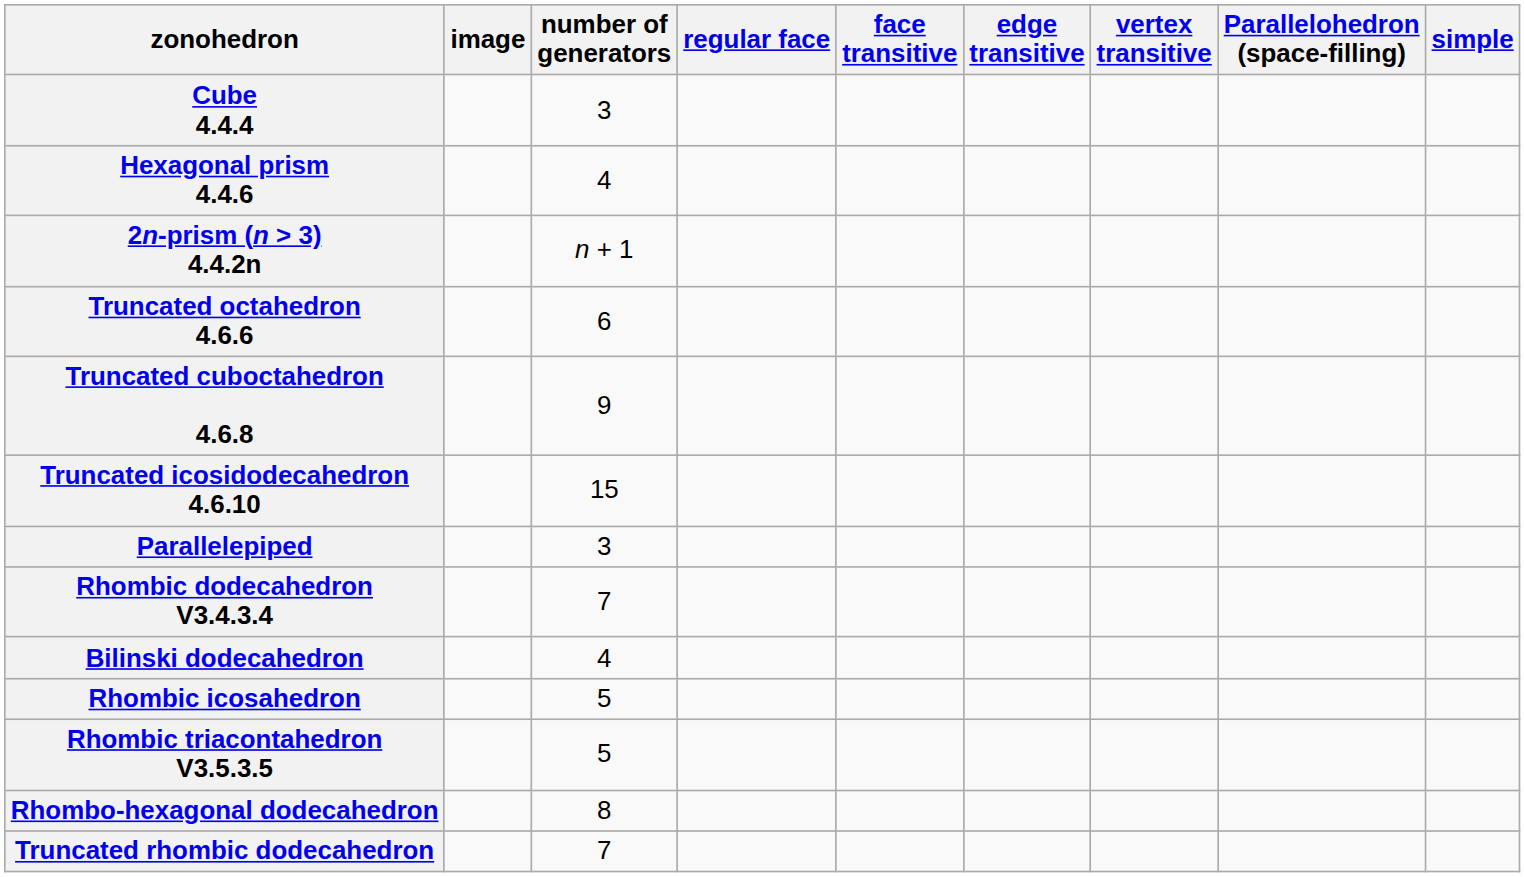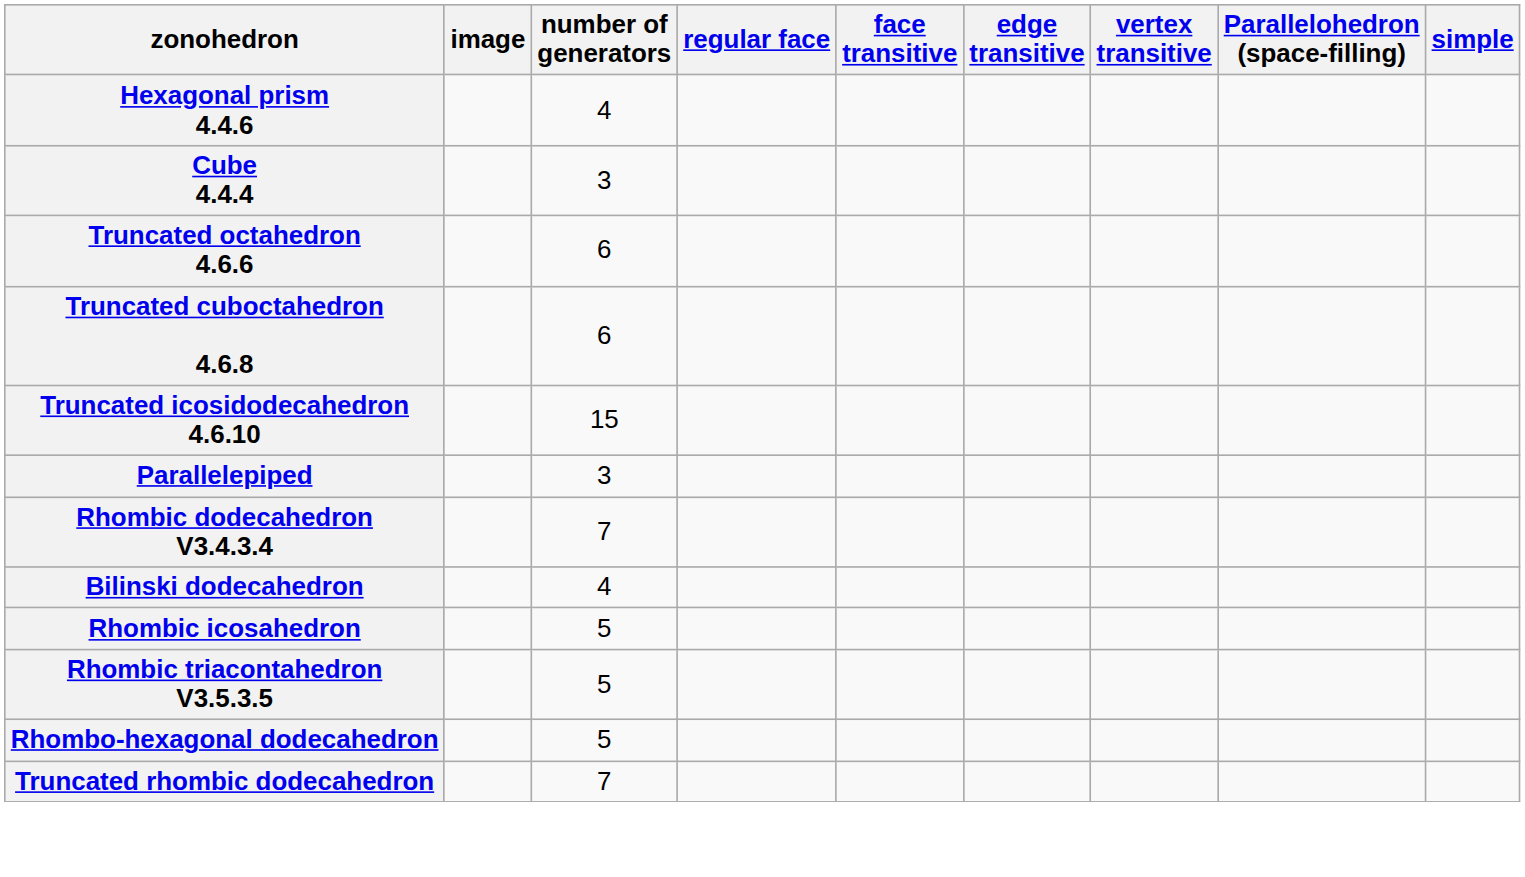rows swapped: (225, 109) <-> (225, 180)
- row: (225, 250)
(604, 405) 9 -> (604, 335) 6
(604, 809) 8 -> (604, 739) 5
